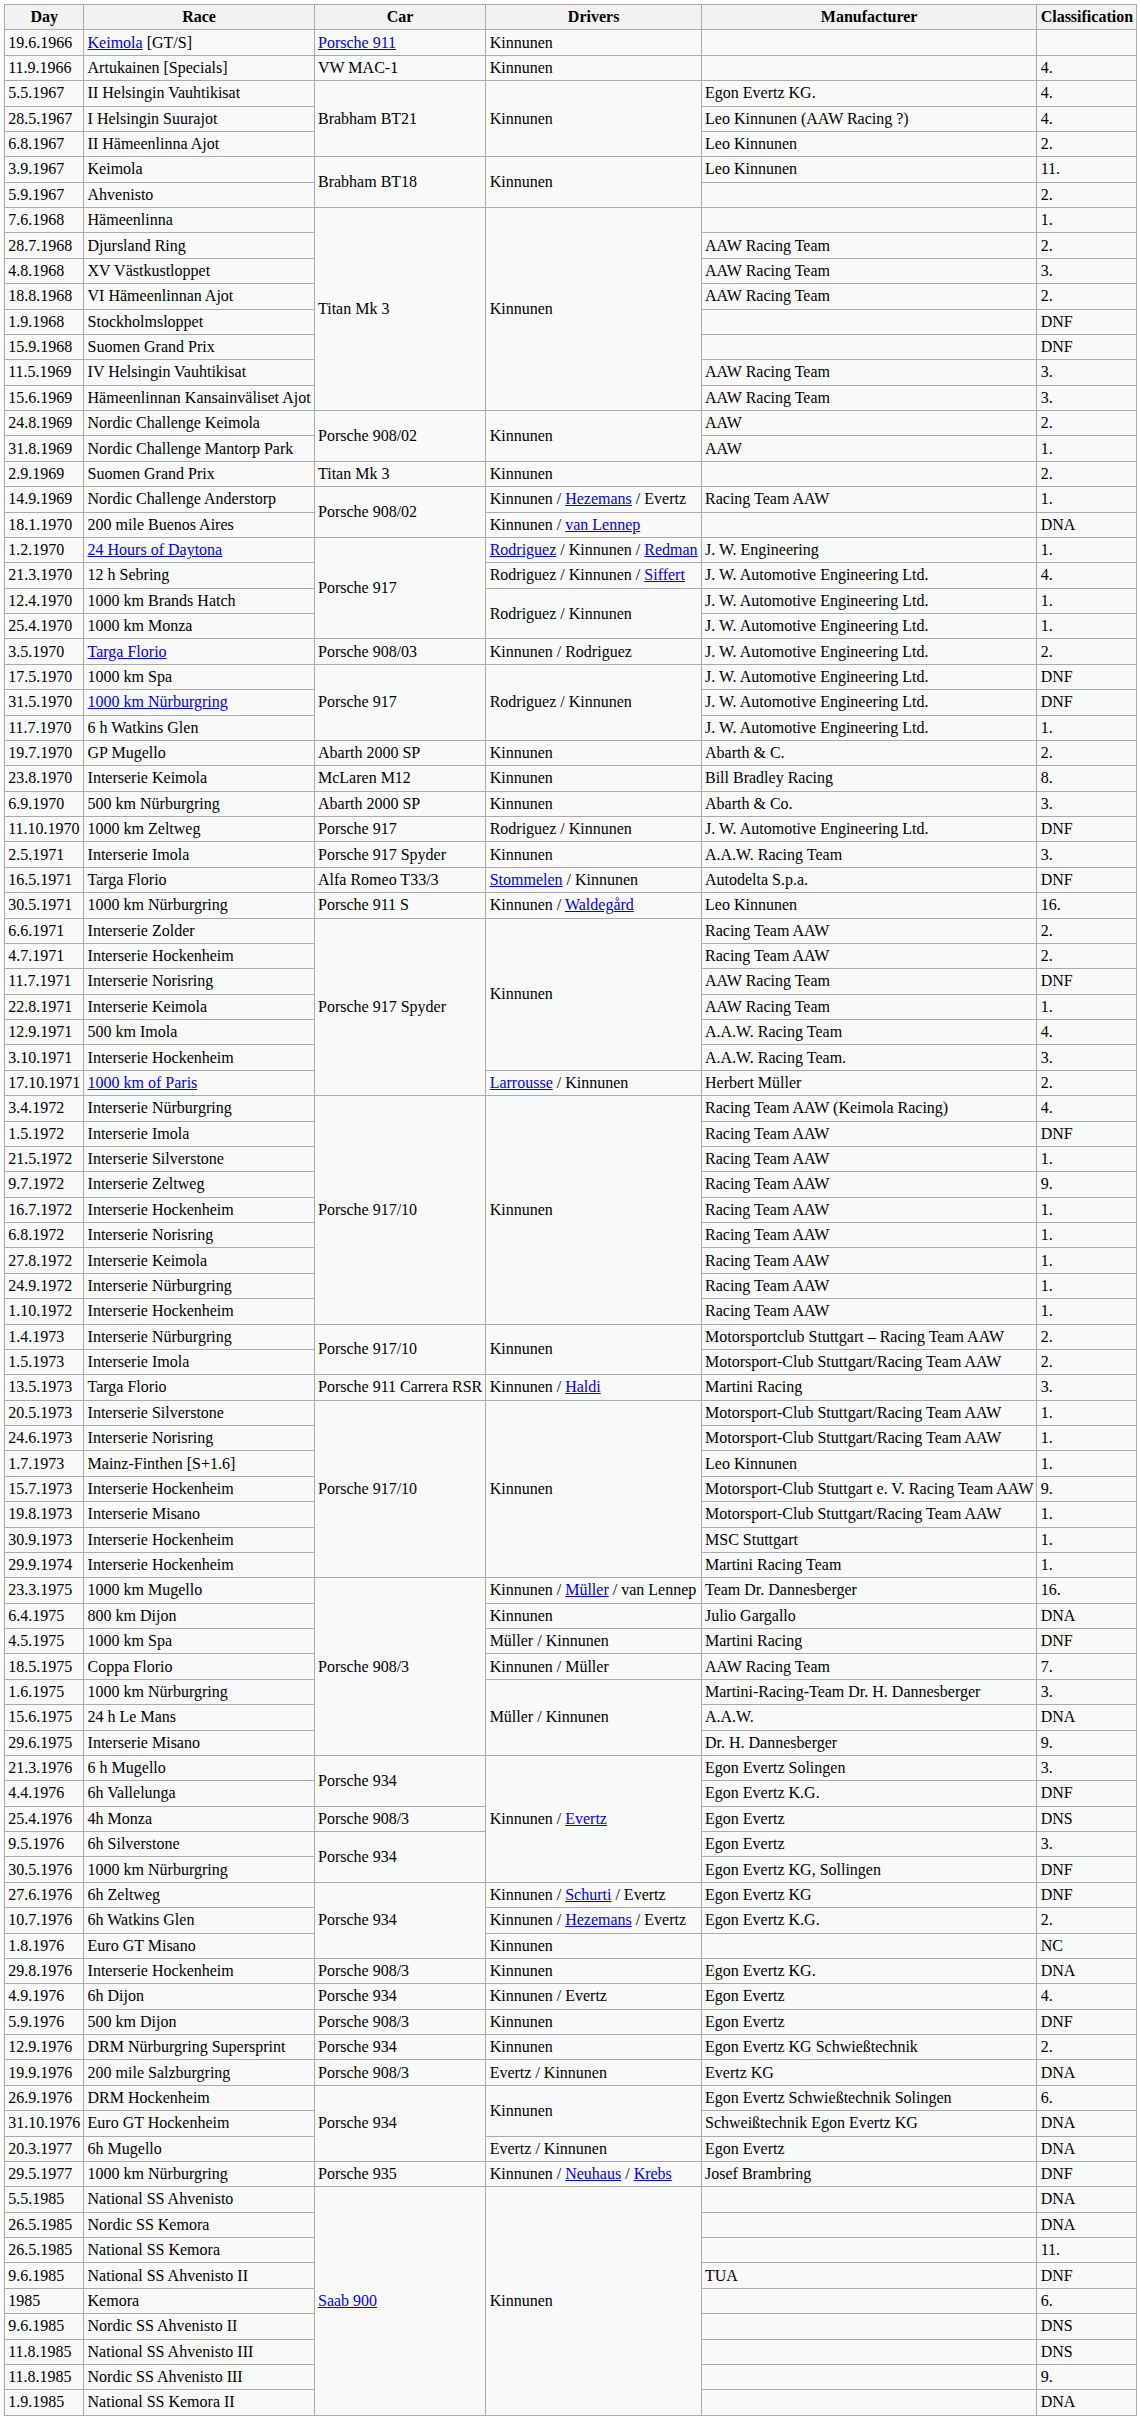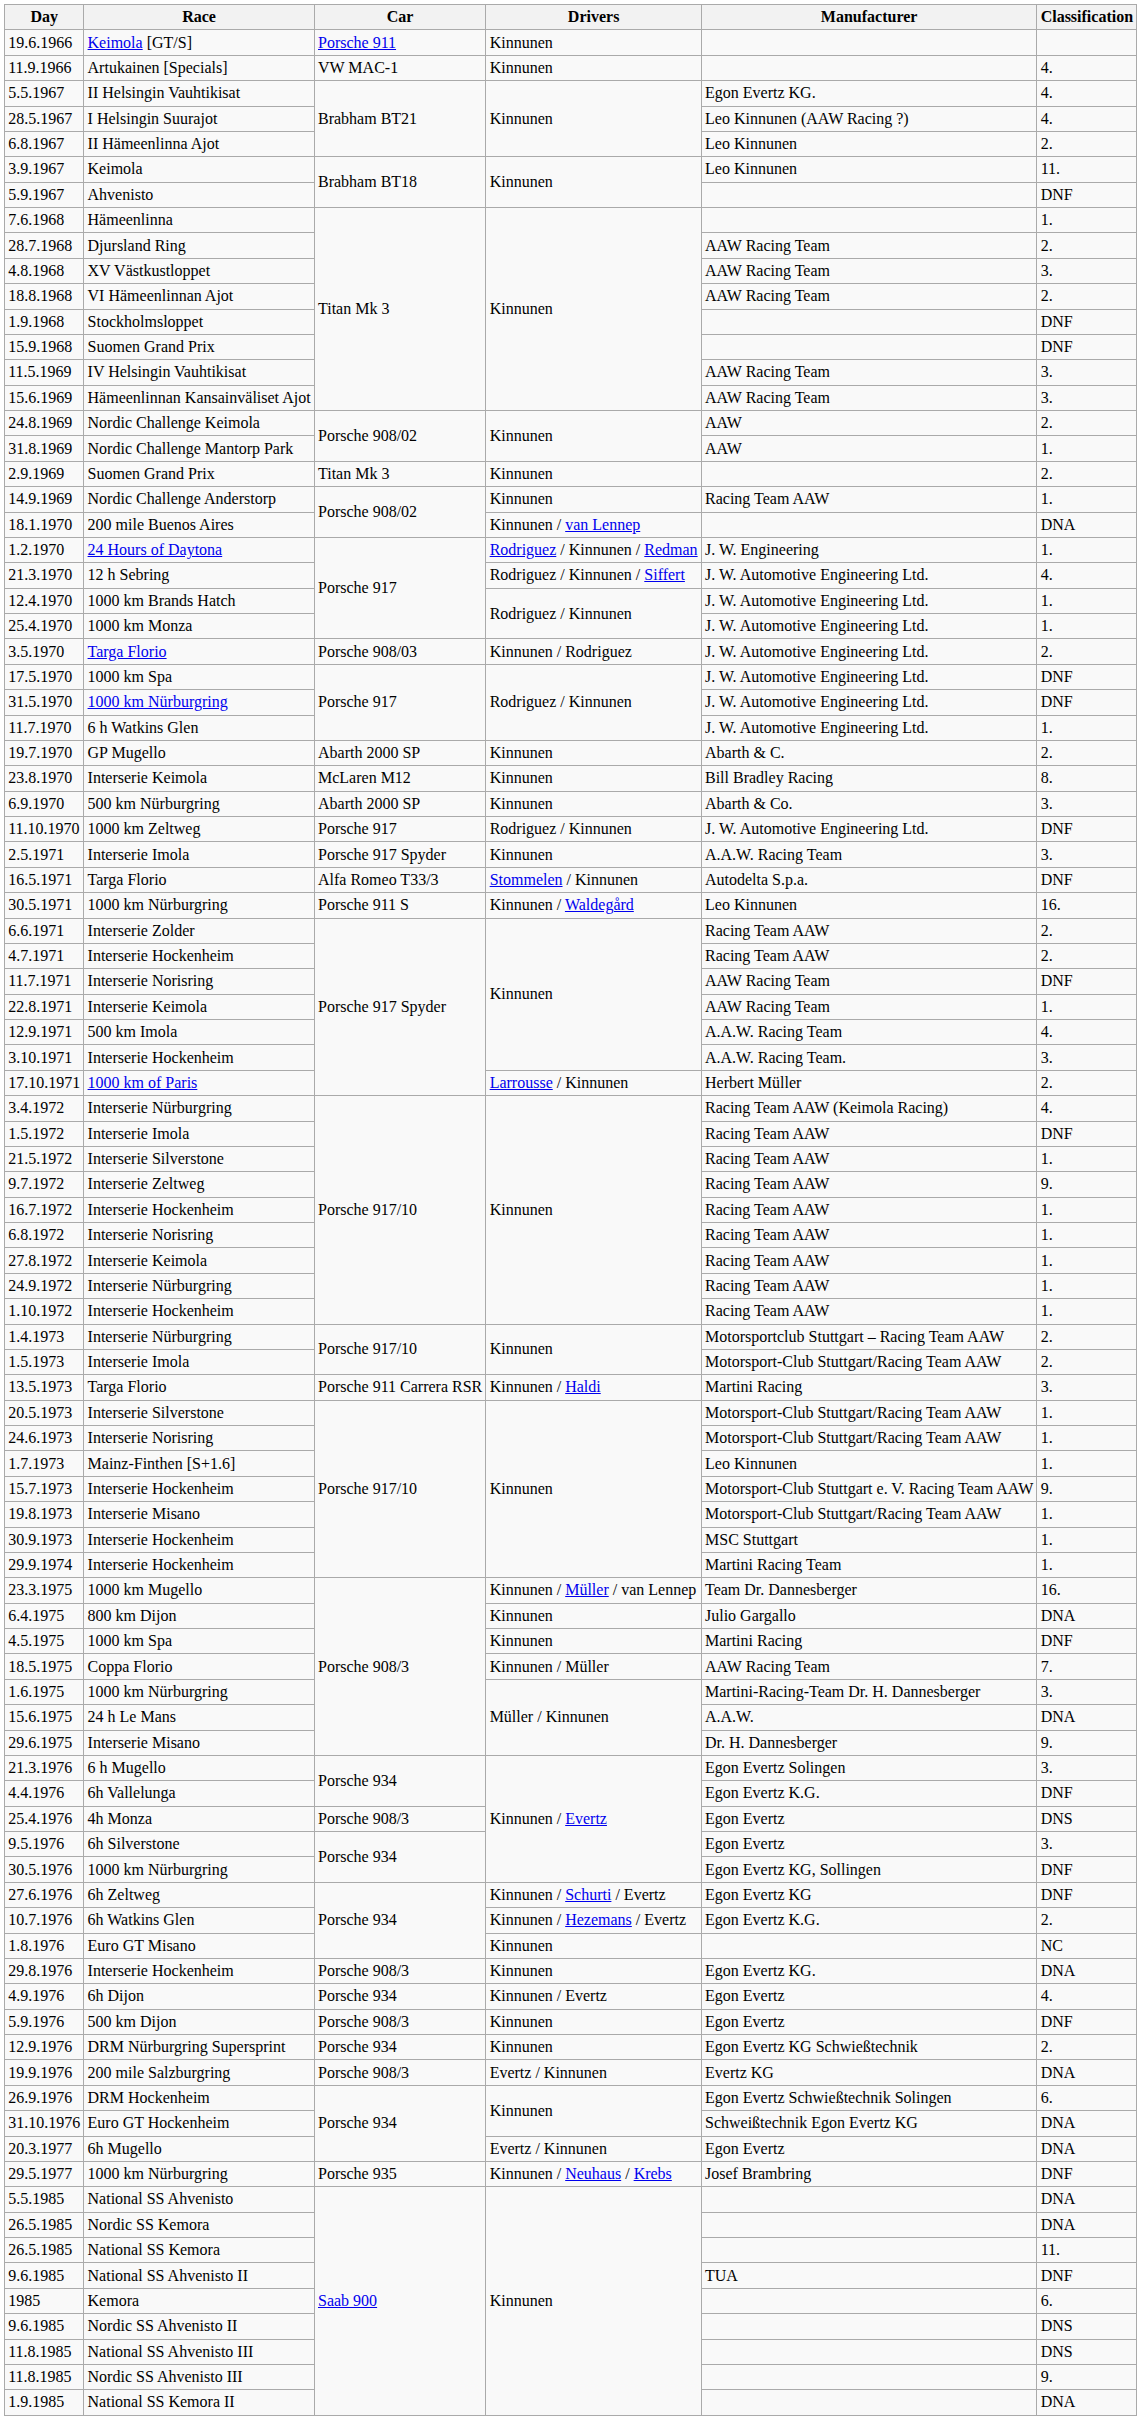(1047, 194) 2. -> (1057, 194) DNF
(588, 499) Kinnunen / Hezemans / Evertz -> (521, 499) Kinnunen
(549, 1641) Müller / Kinnunen -> (521, 1641) Kinnunen
